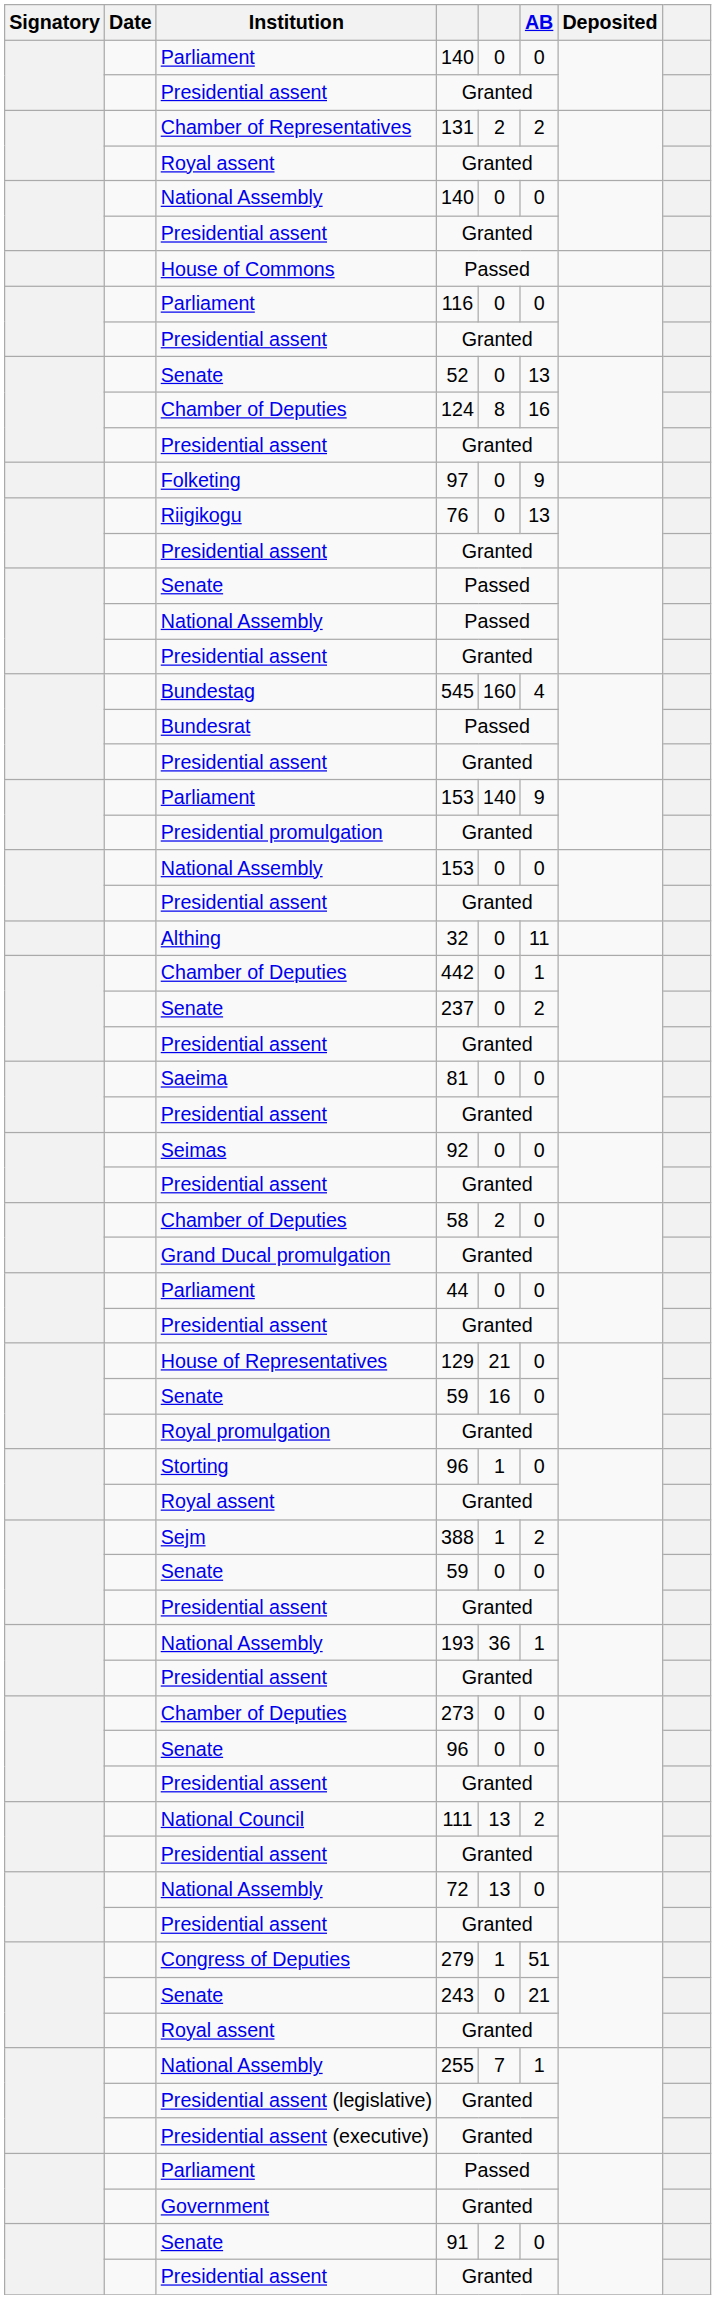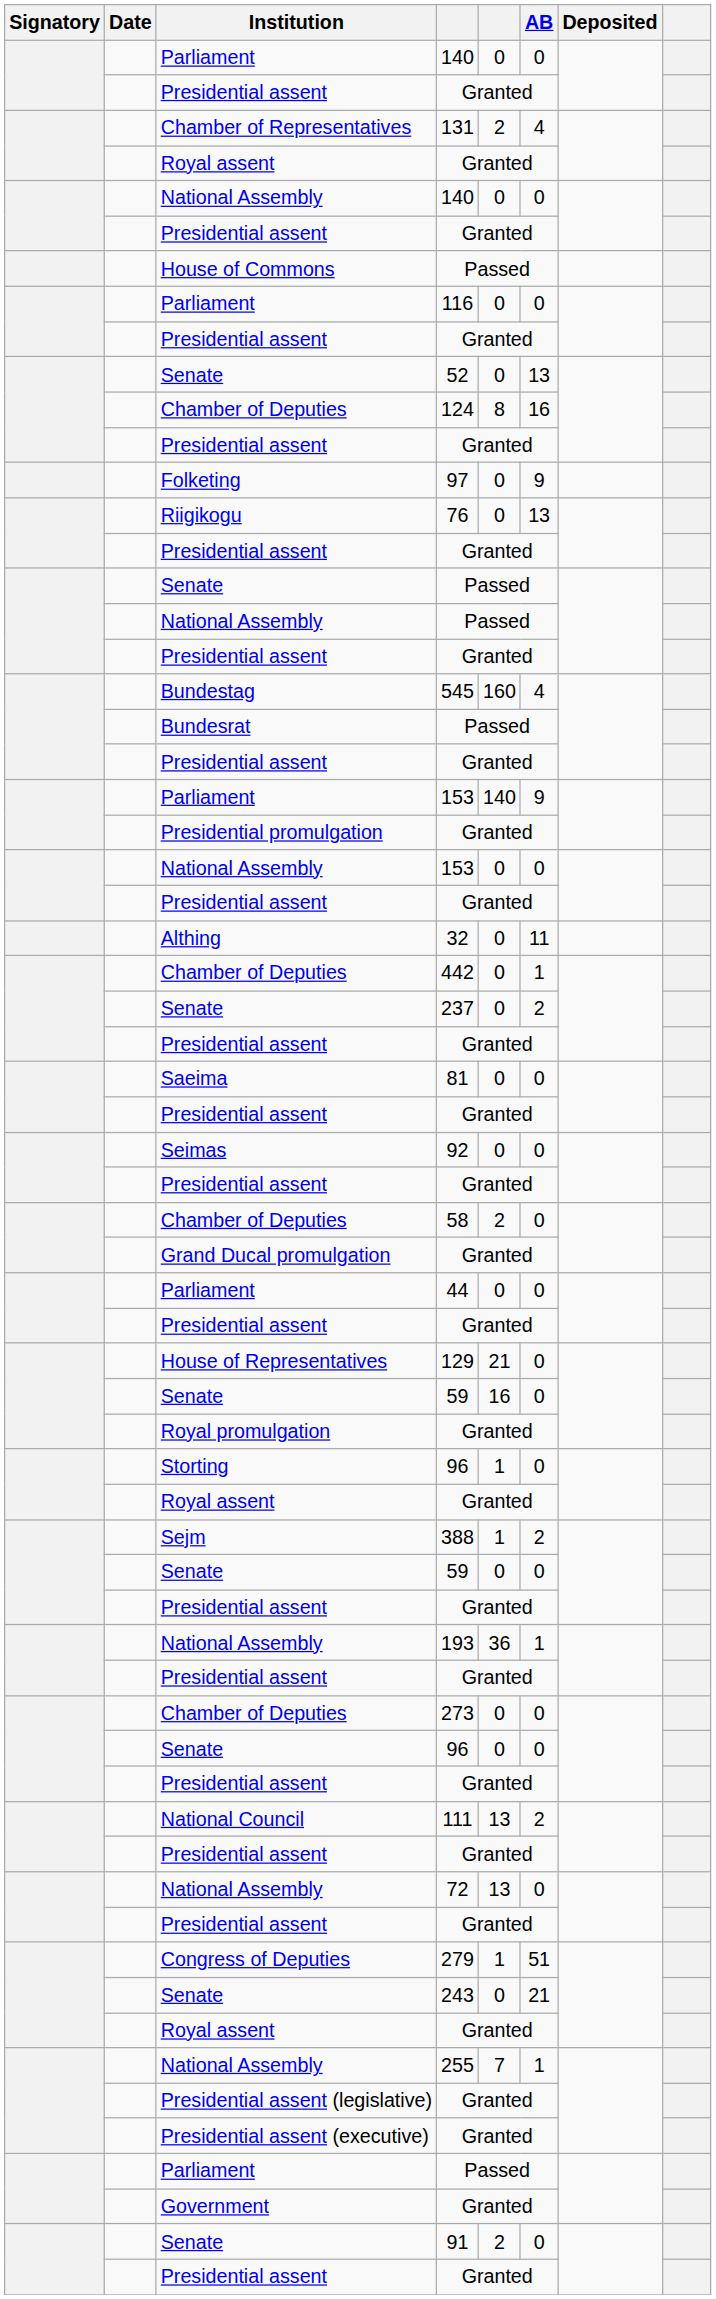(539, 128) 2 -> (539, 128) 4
